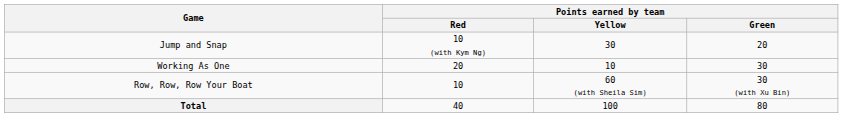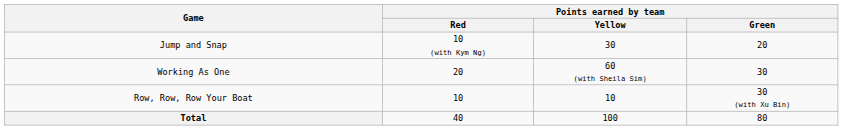(610, 66) 10 -> (610, 72) 60 (with Sheila Sim)
(610, 86) 60 (with Sheila Sim) -> (610, 98) 10
